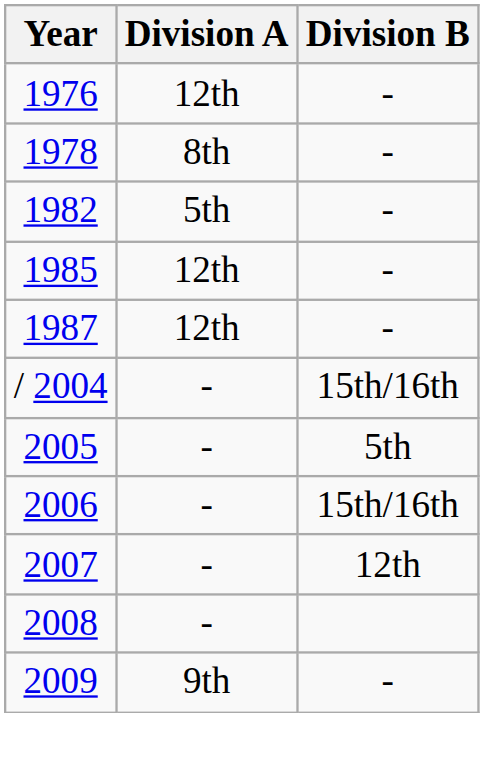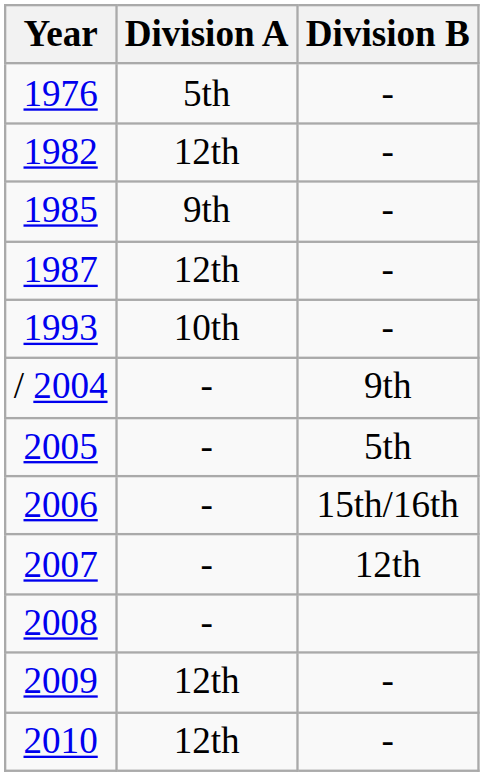(207, 92) 12th -> (207, 92) 5th
- row: (61, 151)
(207, 210) 5th -> (207, 151) 12th
(207, 269) 12th -> (207, 210) 9th
+ row: (61, 328)
(388, 387) 15th/16th -> (388, 387) 9th
(207, 681) 9th -> (207, 681) 12th
+ row: (61, 740)
